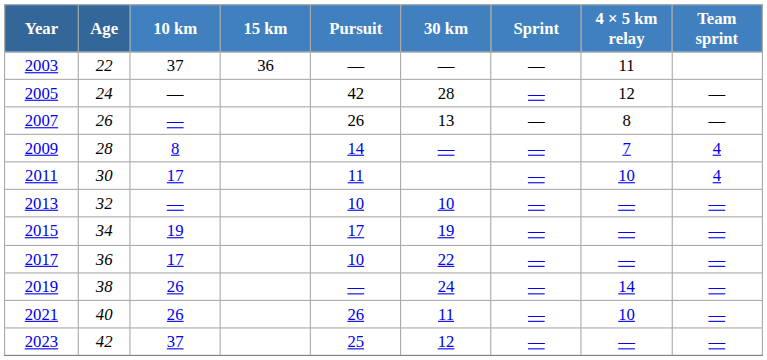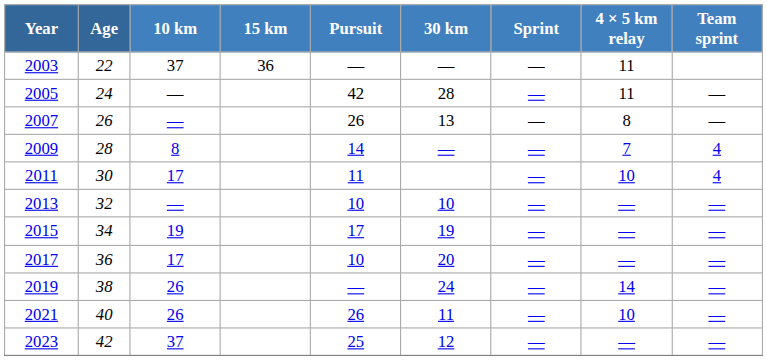(627, 93) 12 -> (627, 93) 11
(446, 258) 22 -> (446, 258) 20
